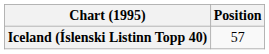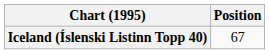(238, 37) 57 -> (238, 37) 67
